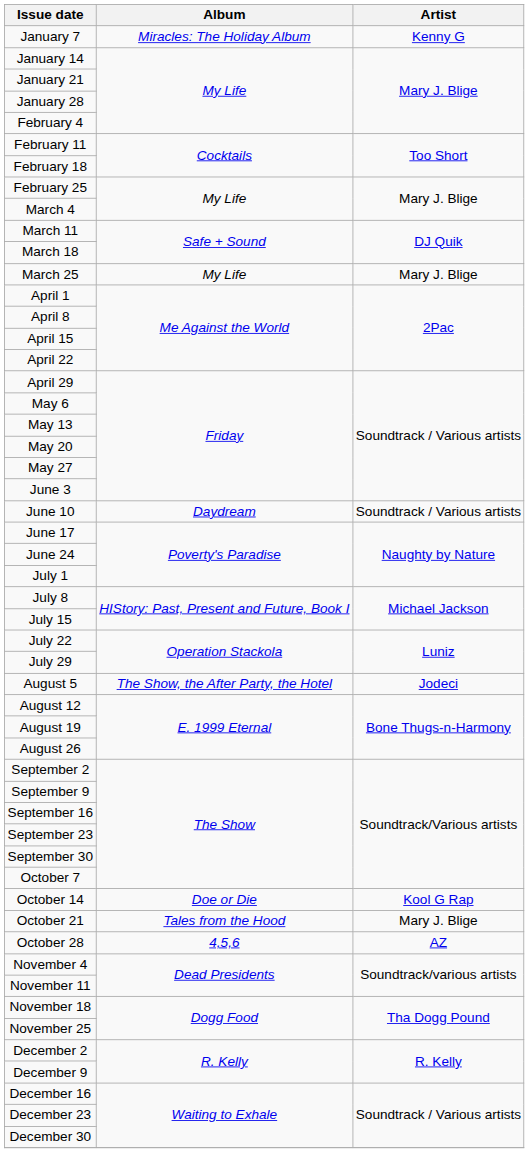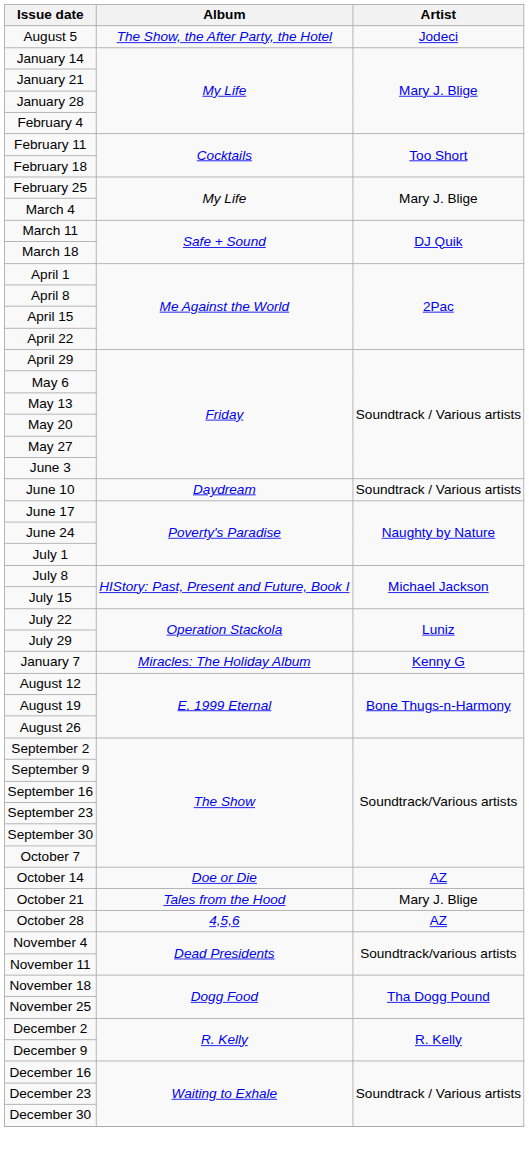rows swapped: (50, 36) <-> (50, 683)
- row: (50, 274)
(438, 899) Kool G Rap -> (438, 878) AZ
